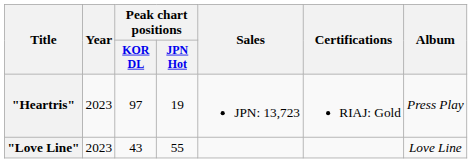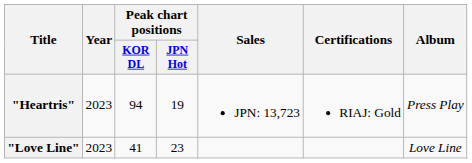(136, 105) 97 -> (136, 105) 94
(136, 147) 43 -> (136, 147) 41
(177, 147) 55 -> (177, 147) 23
